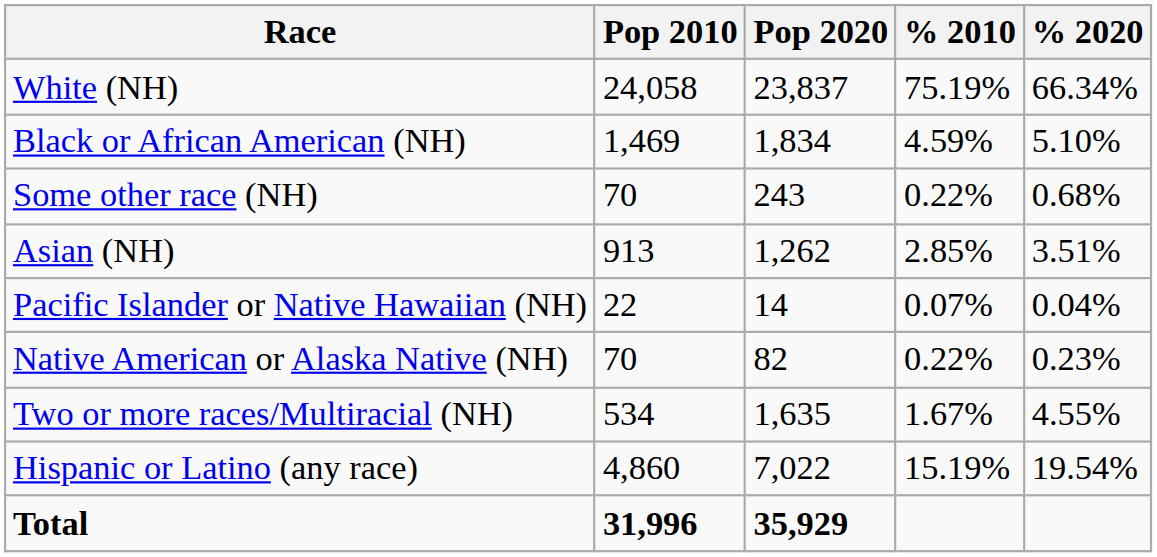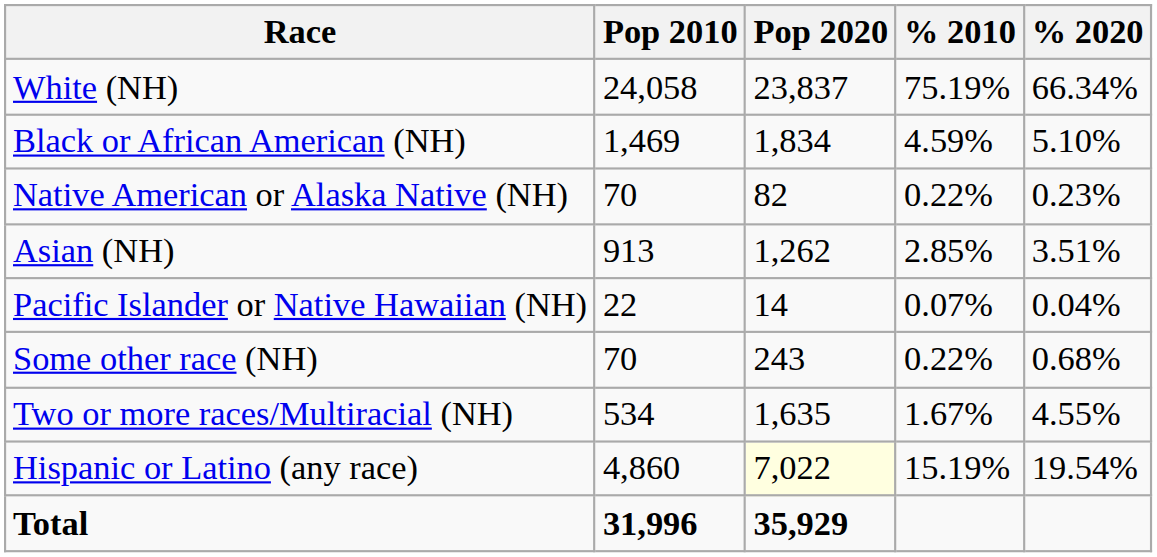rows swapped: (291, 359) <-> (165, 195)
(792, 468) no background -> (792, 468) lightyellow background
